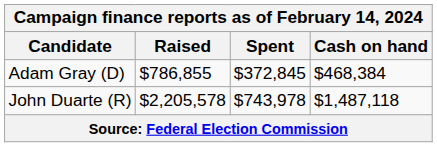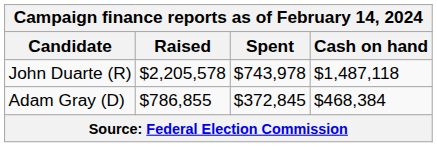rows swapped: (70, 100) <-> (67, 73)
